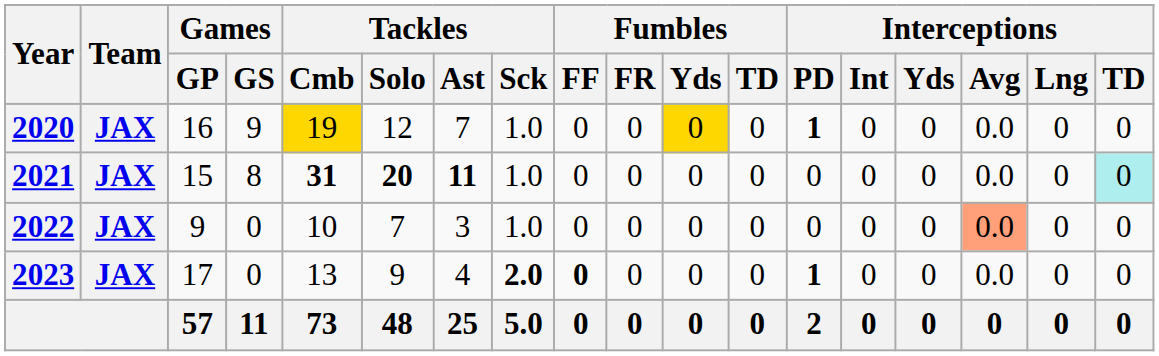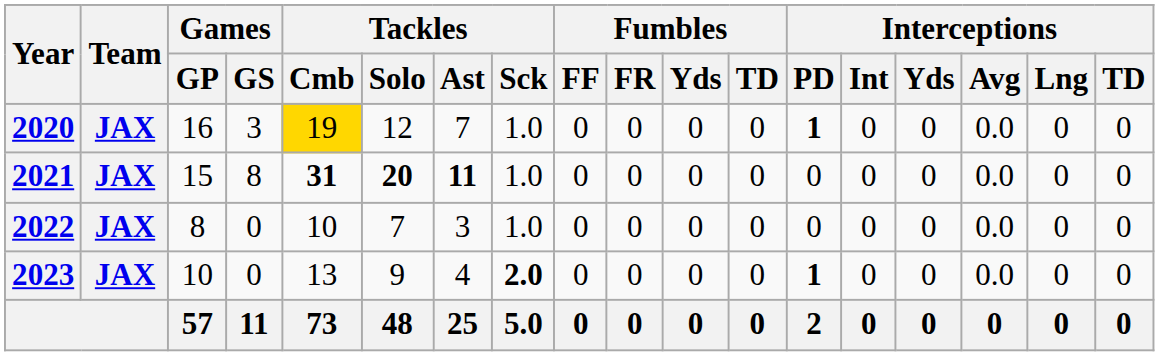(254, 127) 9 -> (254, 127) 3
(696, 127) gold background -> (696, 127) no background
(1124, 176) paleturquoise background -> (1124, 176) no background
(197, 226) 9 -> (197, 226) 8
(995, 226) lightsalmon background -> (995, 226) no background
(197, 275) 17 -> (197, 275) 10
(581, 275) bold -> (581, 275) normal
